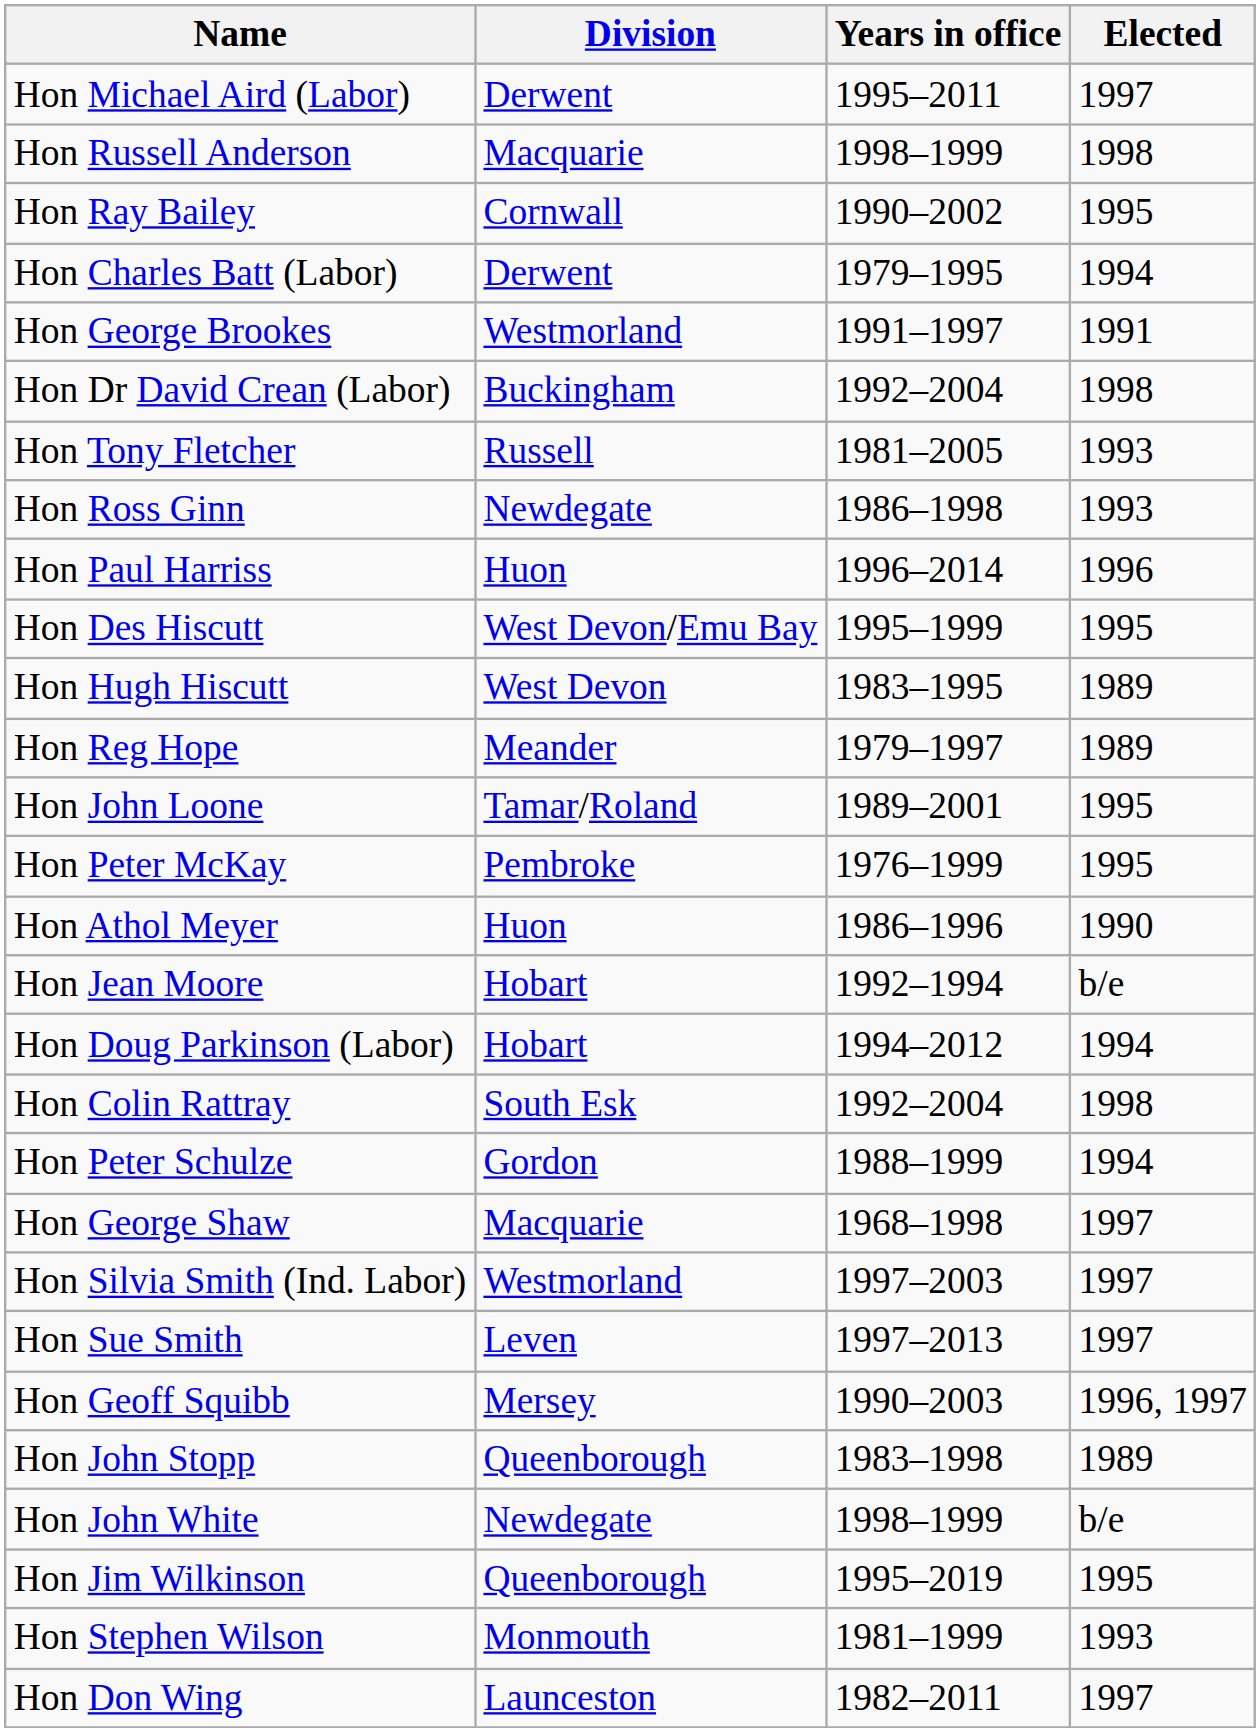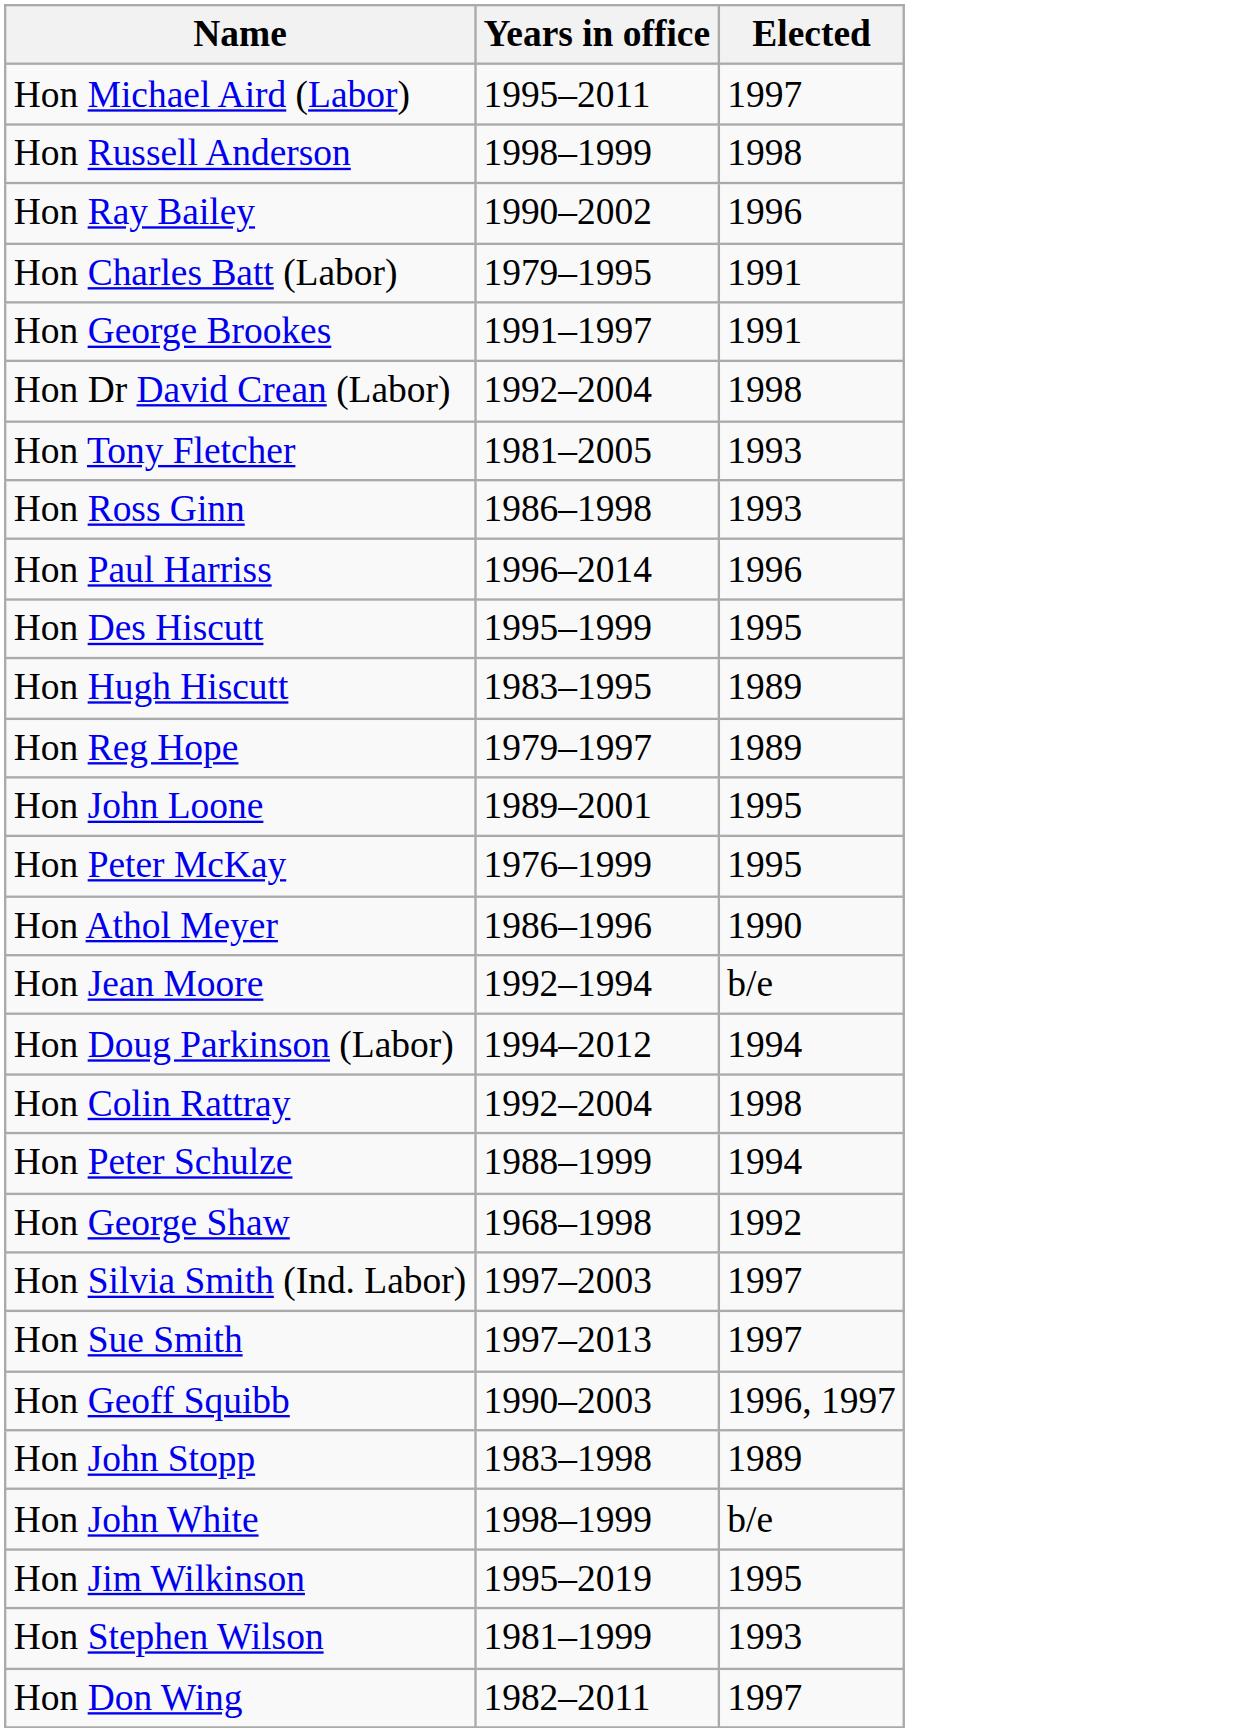- column: (650, 34)
(1116, 212) 1995 -> (765, 212) 1996
(1116, 271) 1994 -> (765, 271) 1991
(1116, 1221) 1997 -> (765, 1221) 1992
